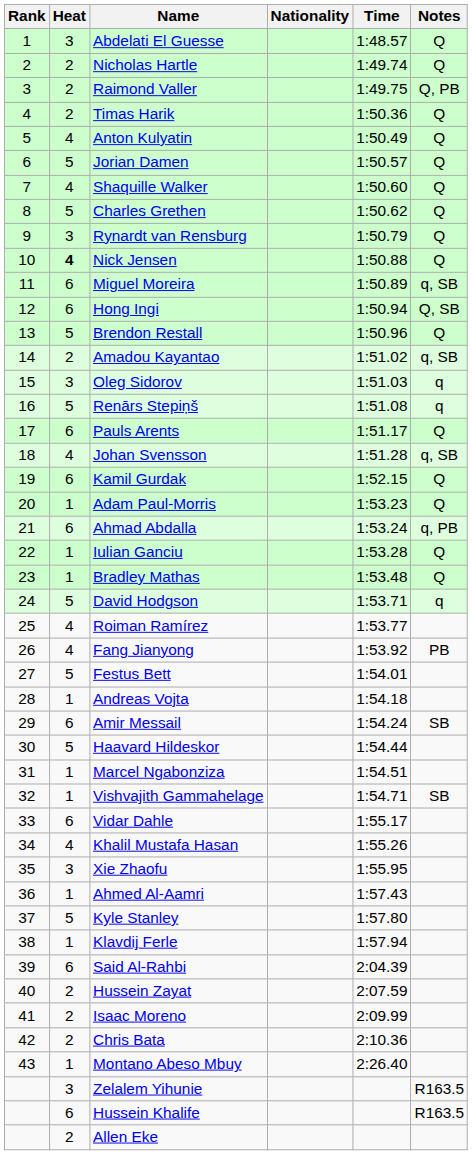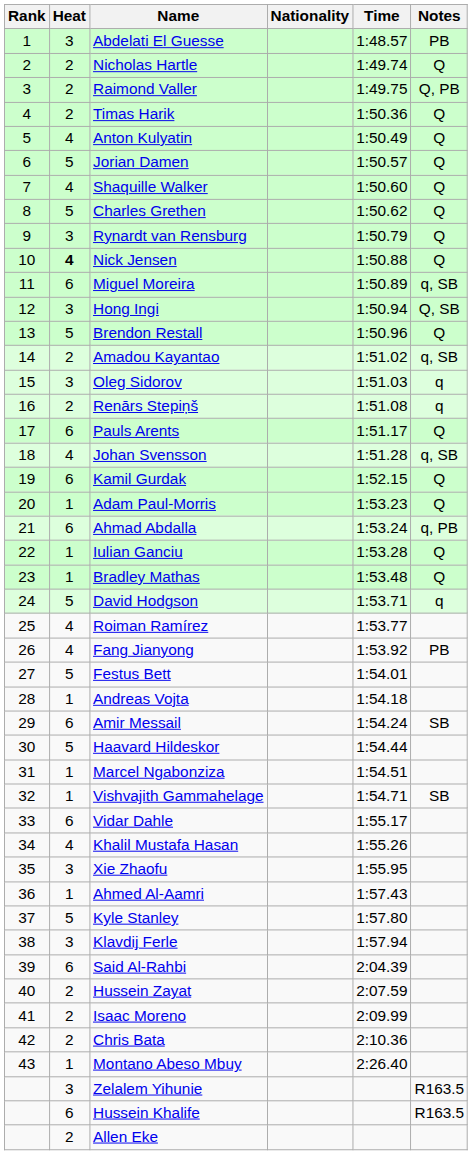(439, 41) Q -> (439, 41) PB
(69, 308) 6 -> (69, 308) 3
(69, 406) 5 -> (69, 406) 2
(69, 942) 1 -> (69, 942) 3
